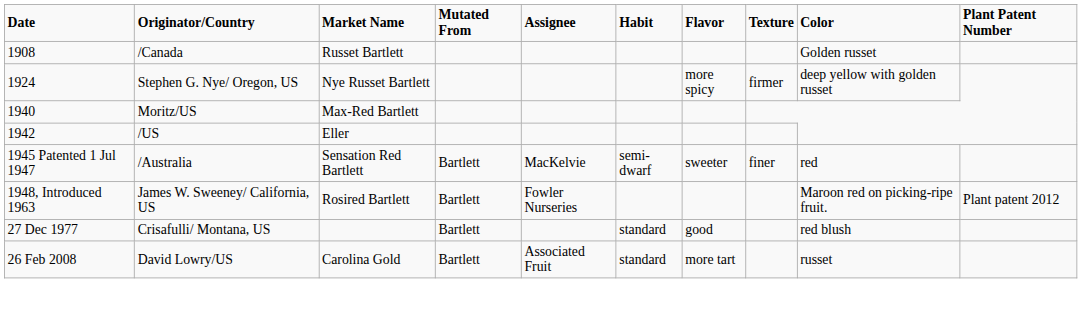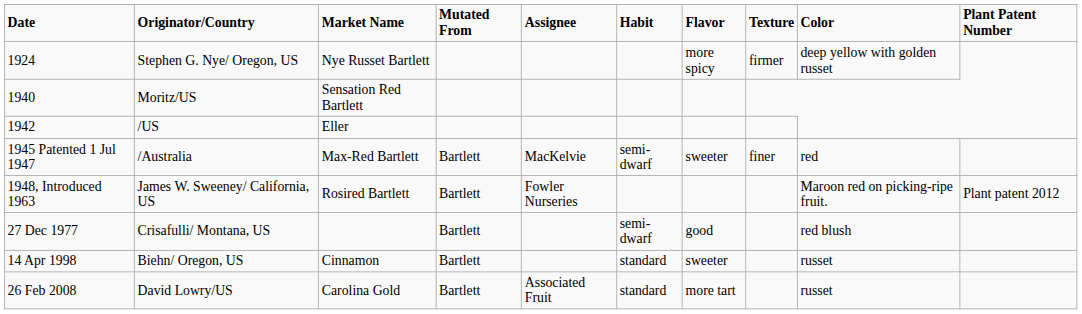- row: (21, 52)
(370, 111) Max-Red Bartlett -> (361, 97) Sensation Red Bartlett
(362, 163) Sensation Red Bartlett -> (370, 156) Max-Red Bartlett
(643, 230) standard -> (636, 231) semi-dwarf
+ row: (42, 261)
